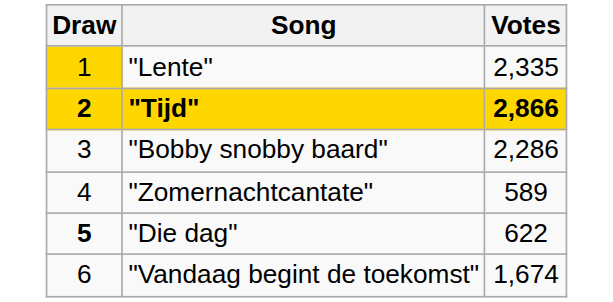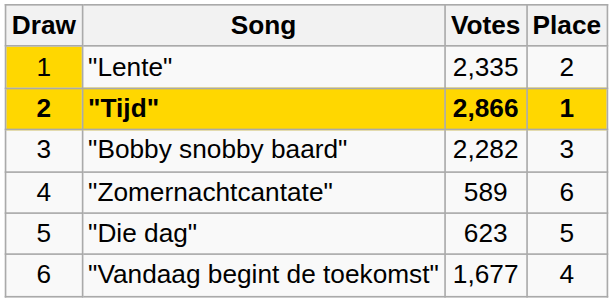+ column: (567, 25)
(526, 150) 2,286 -> (486, 150) 2,282
(84, 233) bold -> (44, 233) normal
(526, 233) 622 -> (486, 233) 623
(526, 274) 1,674 -> (486, 274) 1,677
